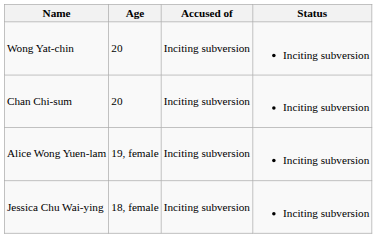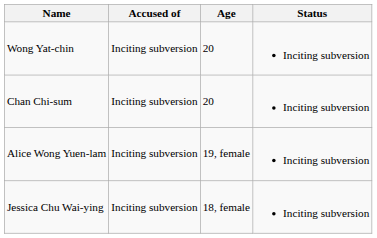columns swapped: (135, 13) <-> (207, 13)
